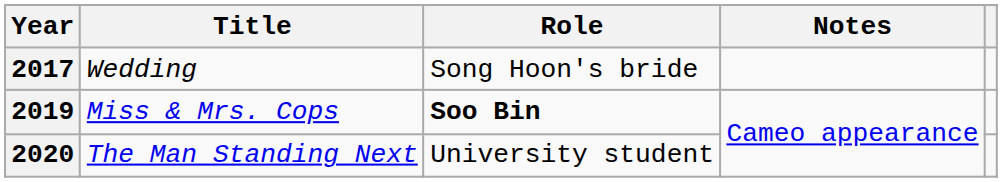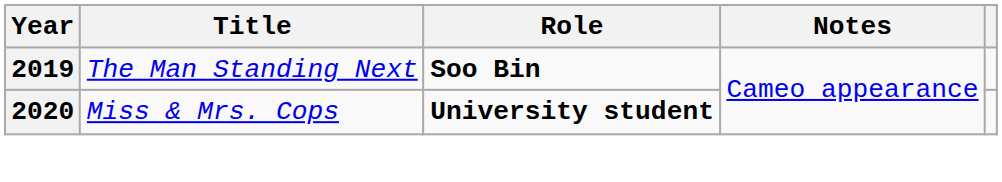- row: (43, 69)
(213, 112) Miss & Mrs. Cops -> (252, 69) The Man Standing Next
(252, 155) The Man Standing Next -> (213, 112) Miss & Mrs. Cops
(572, 155) normal -> (572, 112) bold
